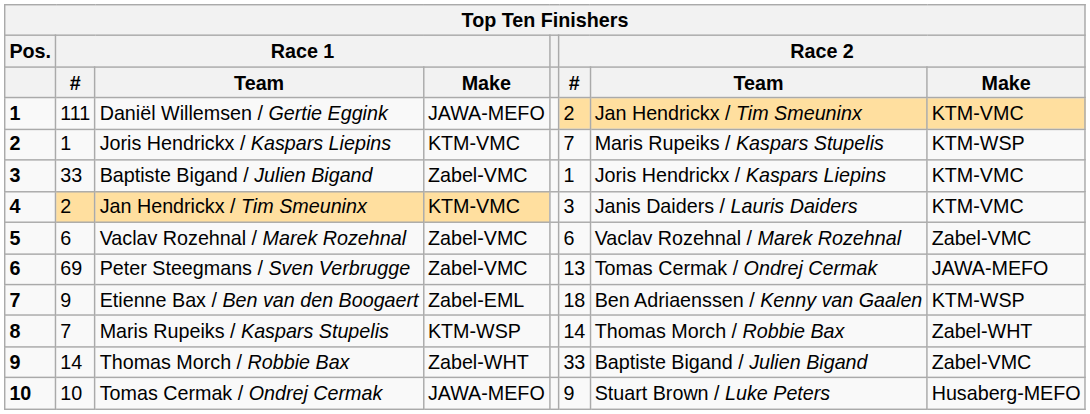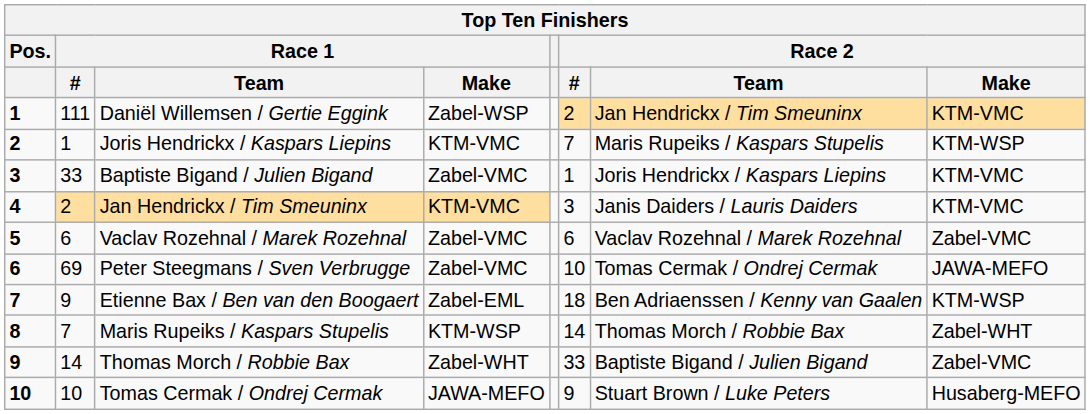(486, 113) JAWA-MEFO -> (478, 113) Zabel-WSP
(574, 269) 13 -> (574, 269) 10
